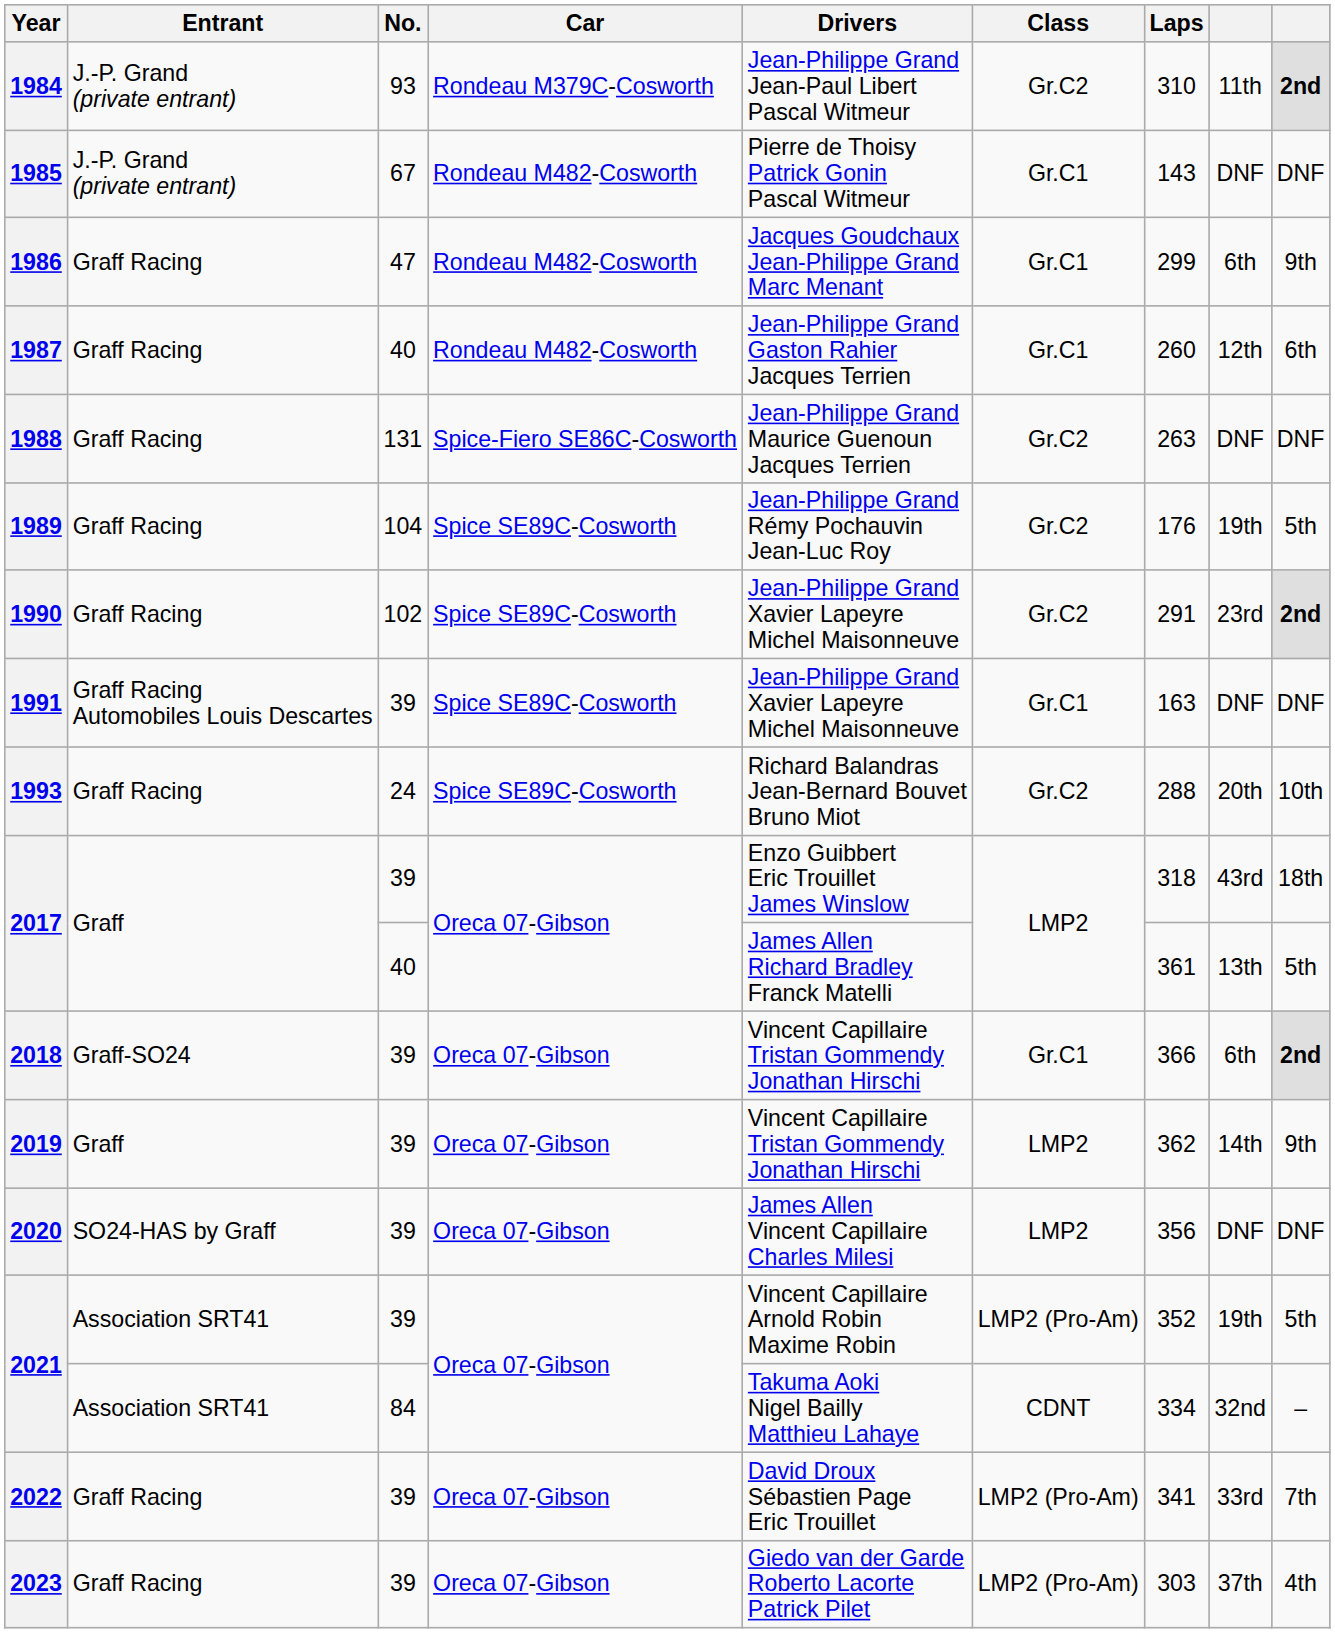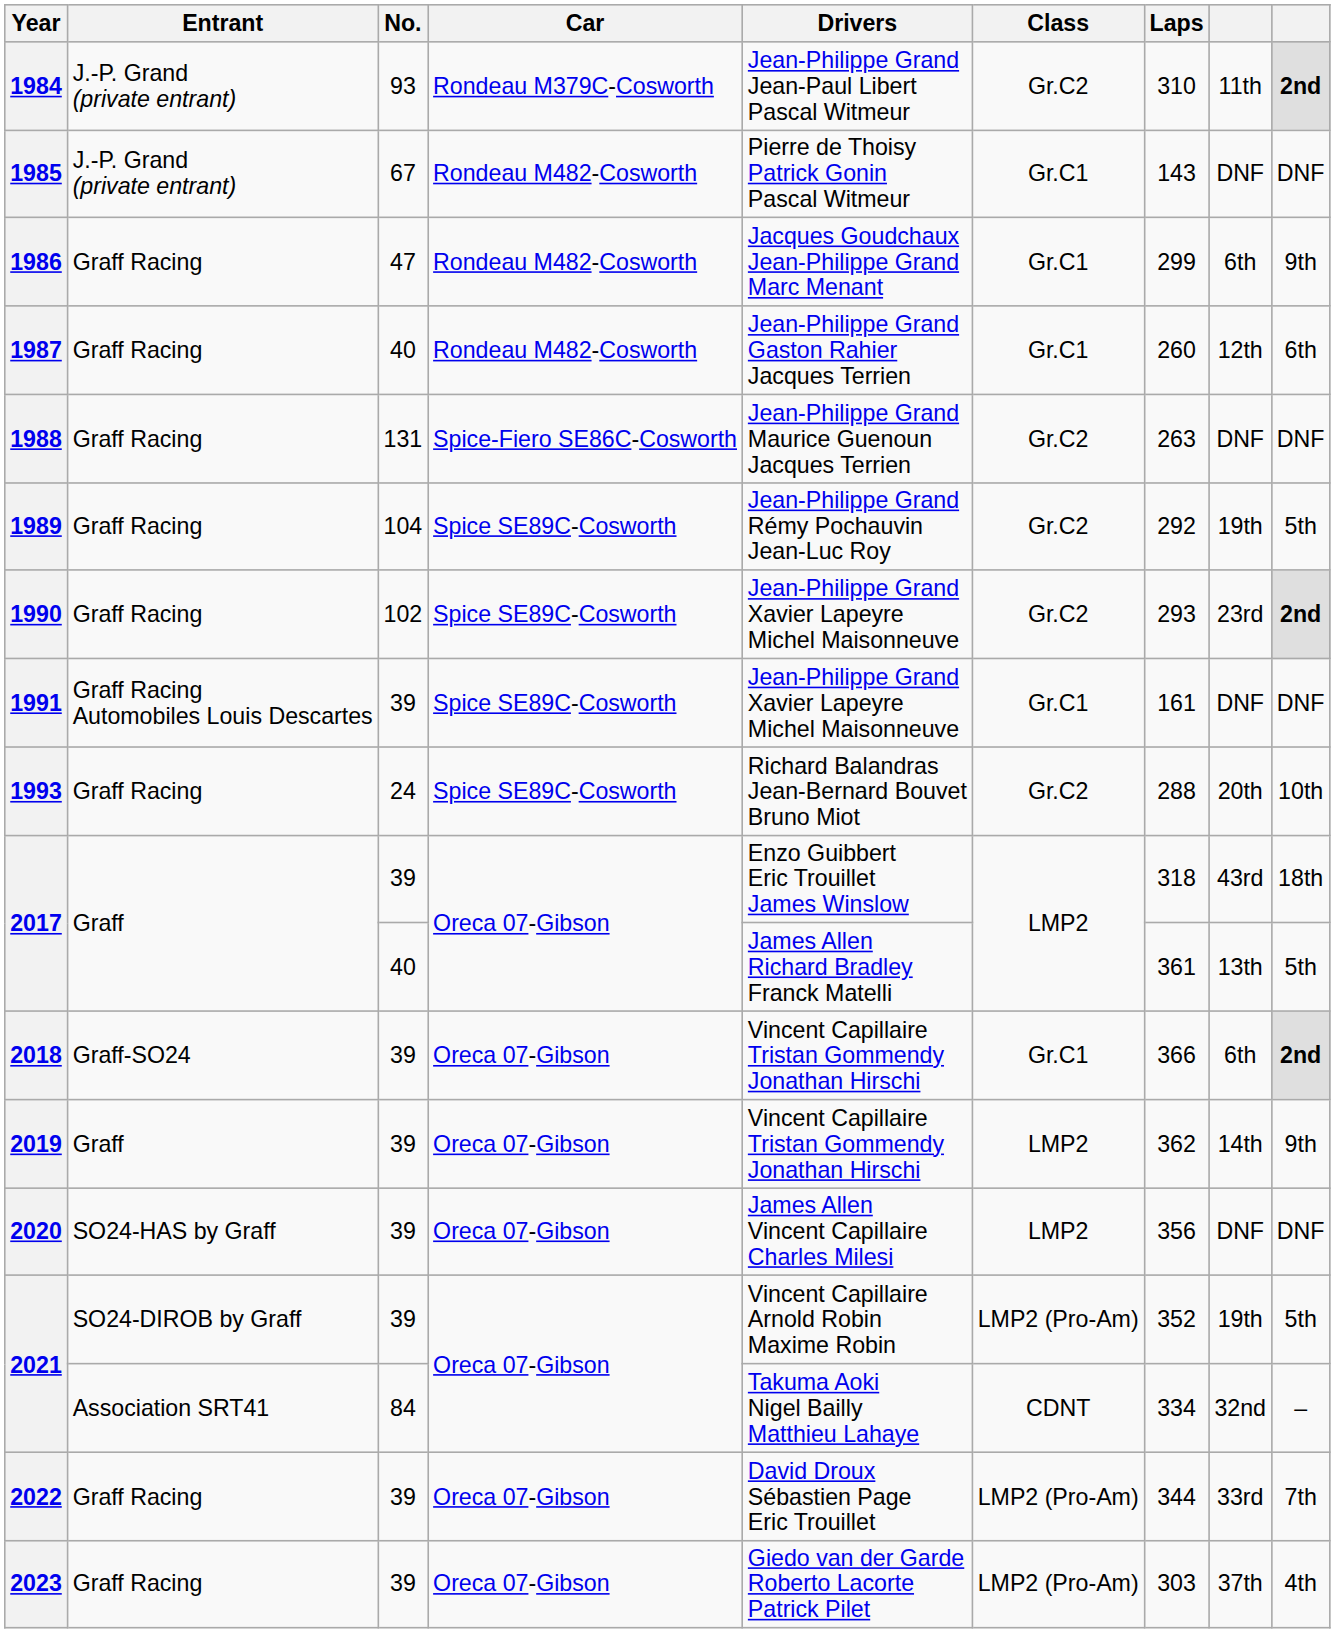(1177, 527) 176 -> (1177, 527) 292
(1177, 615) 291 -> (1177, 615) 293
(1177, 703) 163 -> (1177, 703) 161
(171, 1320) Association SRT41 -> (187, 1320) SO24-DIROB by Graff
(1177, 1496) 341 -> (1177, 1496) 344
